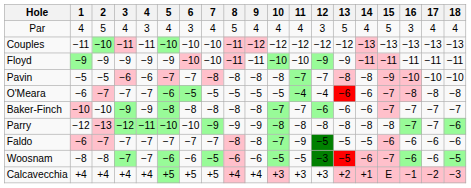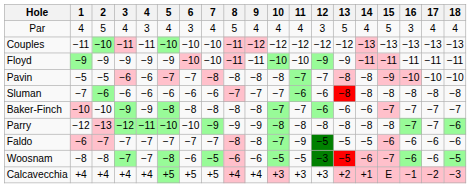- row: (26, 93)
+ row: (24, 93)
(169, 158) −6 -> (169, 158) −8
